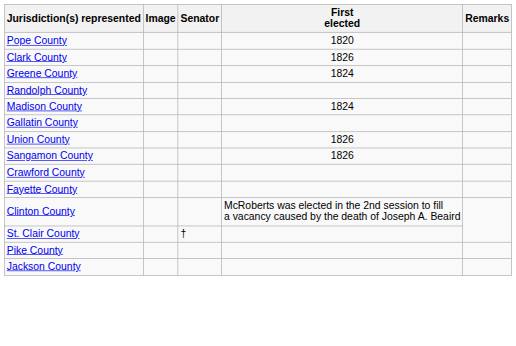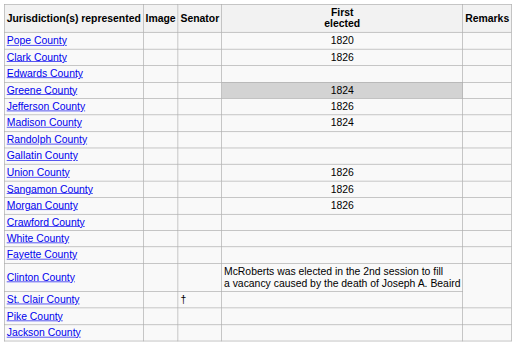+ row: (45, 73)
(342, 73) no background -> (342, 90) lightgrey background
+ row: (46, 106)
rows swapped: (44, 106) <-> (47, 90)
+ row: (42, 205)
+ row: (38, 238)
